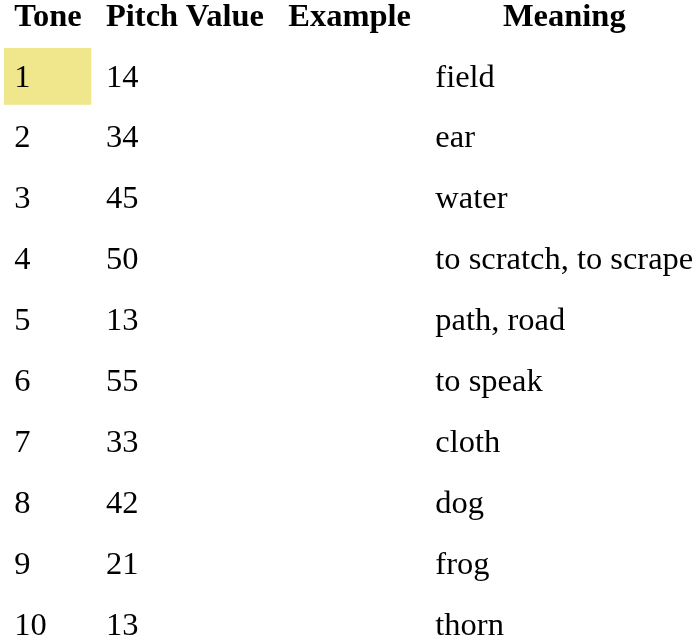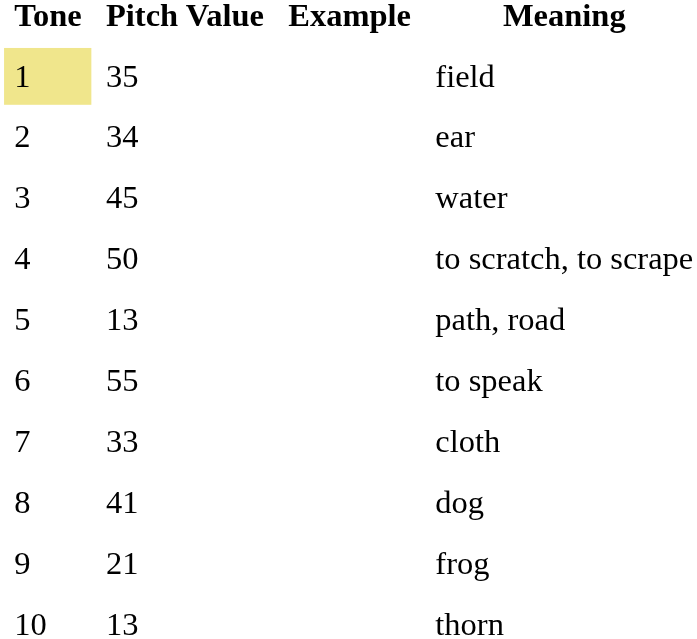(122, 75) 14 -> (122, 75) 35
(122, 502) 42 -> (122, 502) 41
